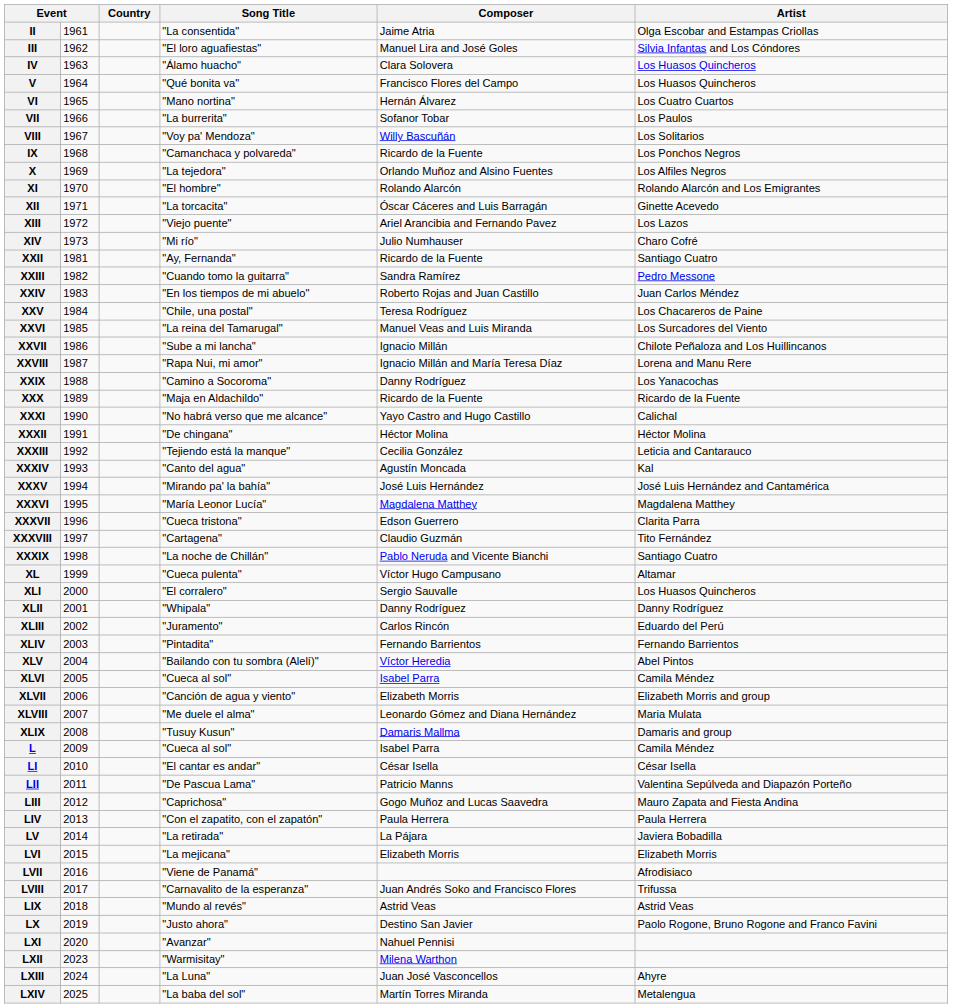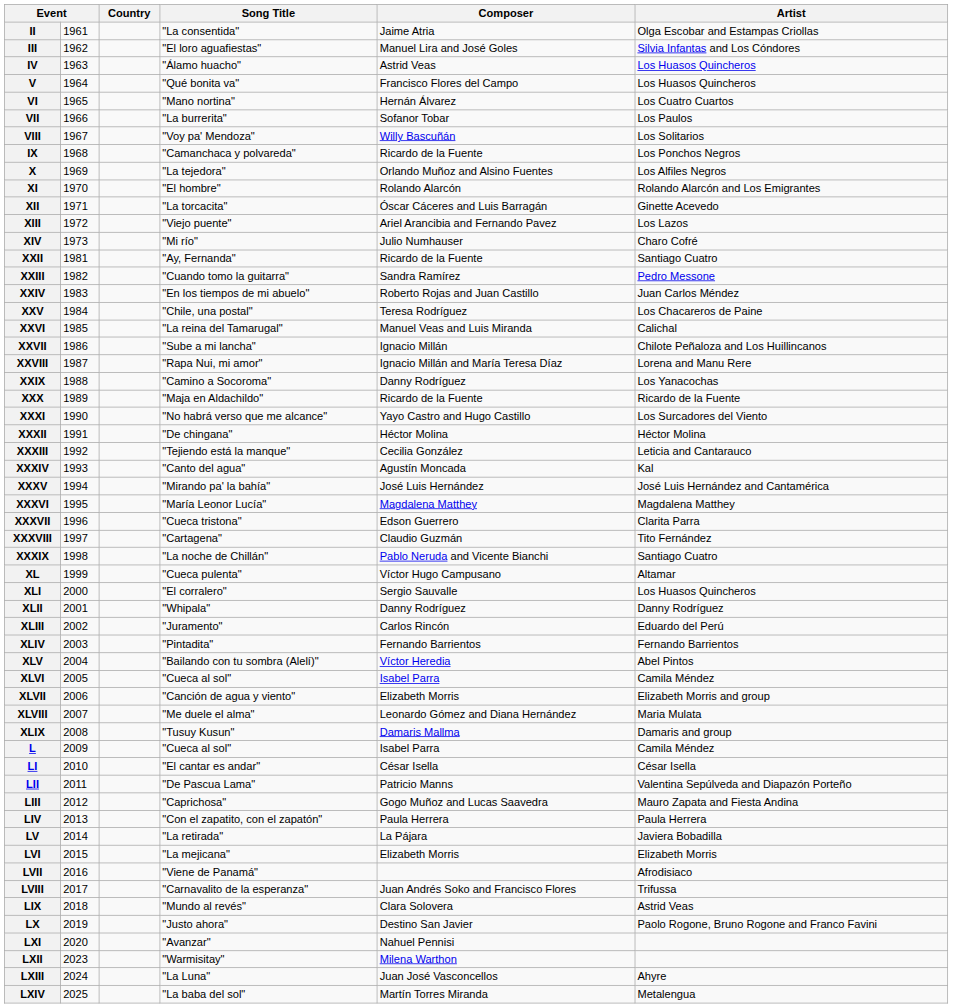(416, 66) Clara Solovera -> (408, 66) Astrid Veas
(702, 329) Los Surcadores del Viento -> (657, 329) Calichal
(657, 416) Calichal -> (702, 416) Los Surcadores del Viento
(408, 907) Astrid Veas -> (416, 907) Clara Solovera
